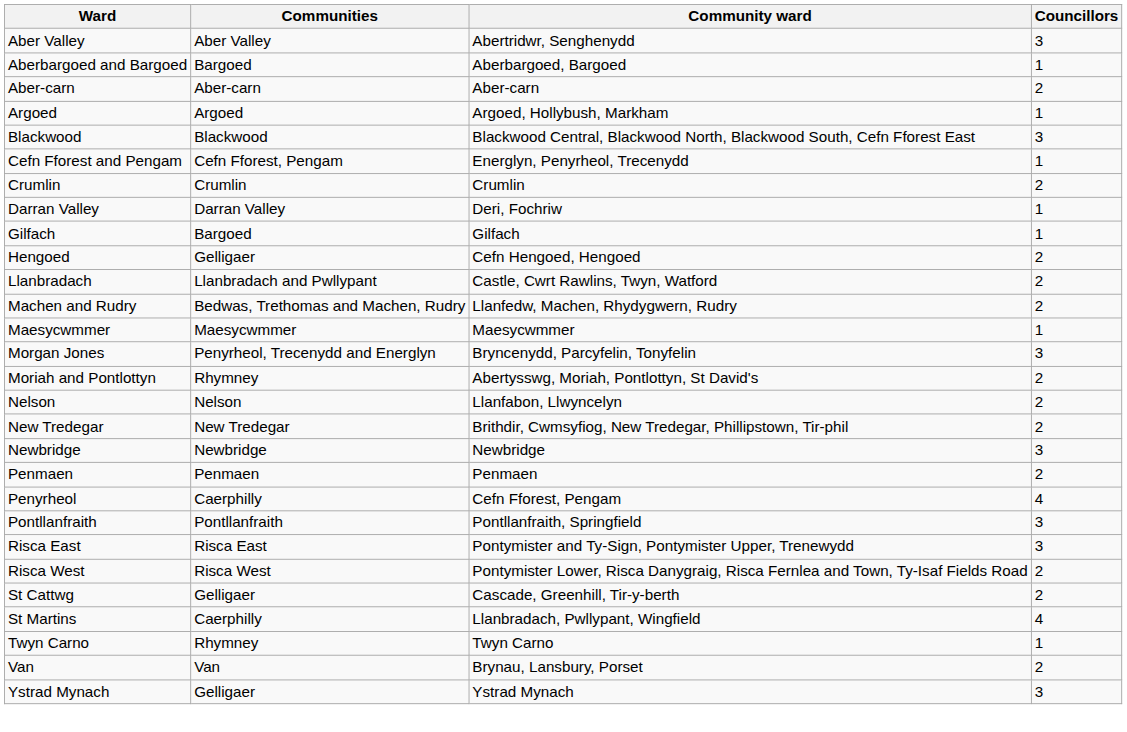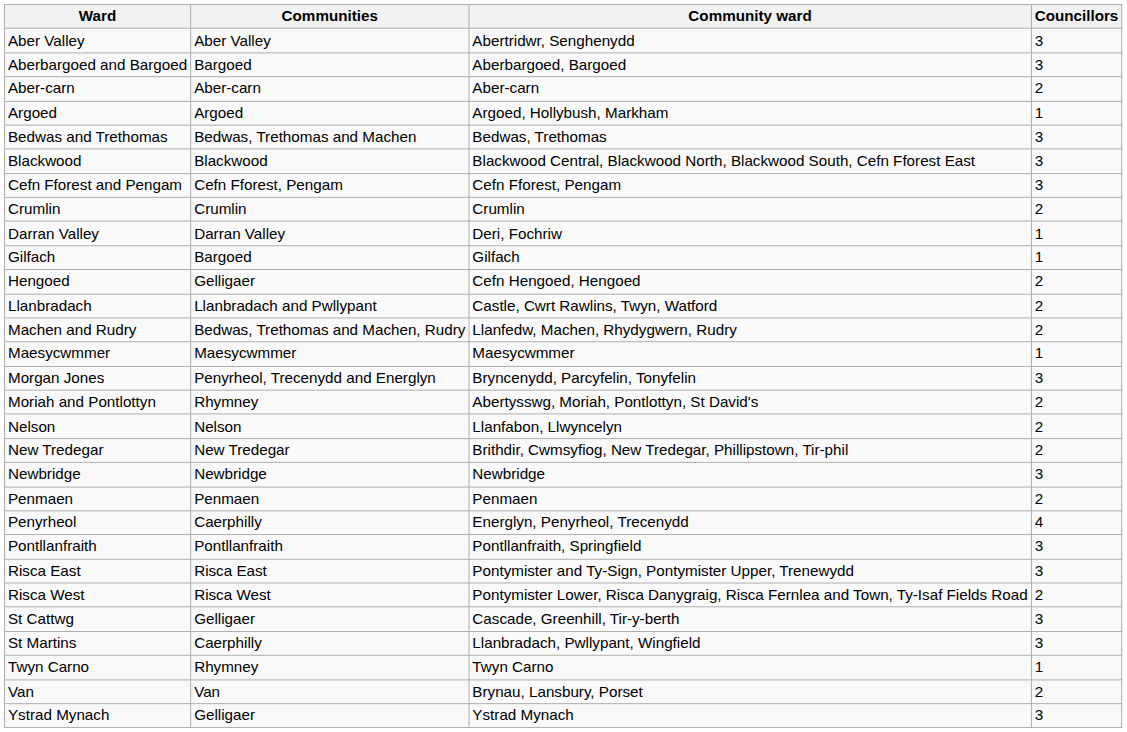(1039, 64) 1 -> (1039, 64) 3
+ row: (88, 137)
(581, 161) Energlyn, Penyrheol, Trecenydd -> (547, 185) Cefn Fforest, Pengam
(1039, 161) 1 -> (1039, 185) 3
(547, 498) Cefn Fforest, Pengam -> (581, 522) Energlyn, Penyrheol, Trecenydd
(1039, 595) 2 -> (1039, 619) 3
(1039, 619) 4 -> (1039, 643) 3
